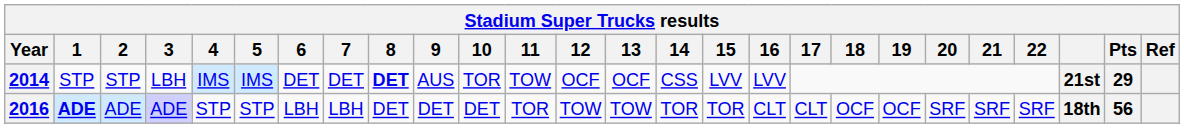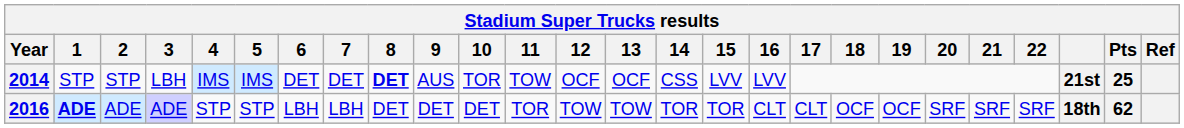(1123, 79) 29 -> (1123, 79) 25
(1123, 109) 56 -> (1123, 109) 62
